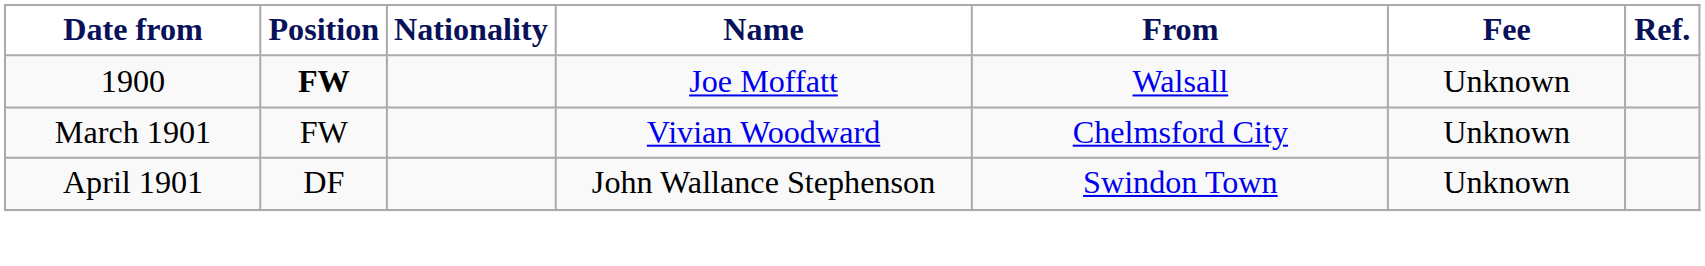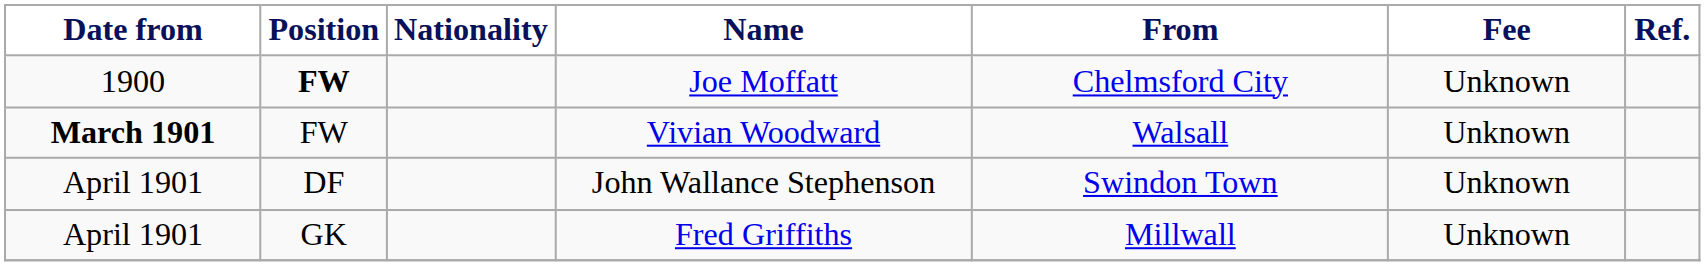(1180, 81) Walsall -> (1180, 81) Chelmsford City
(133, 132) normal -> (133, 132) bold
(1180, 132) Chelmsford City -> (1180, 132) Walsall
+ row: (764, 234)
